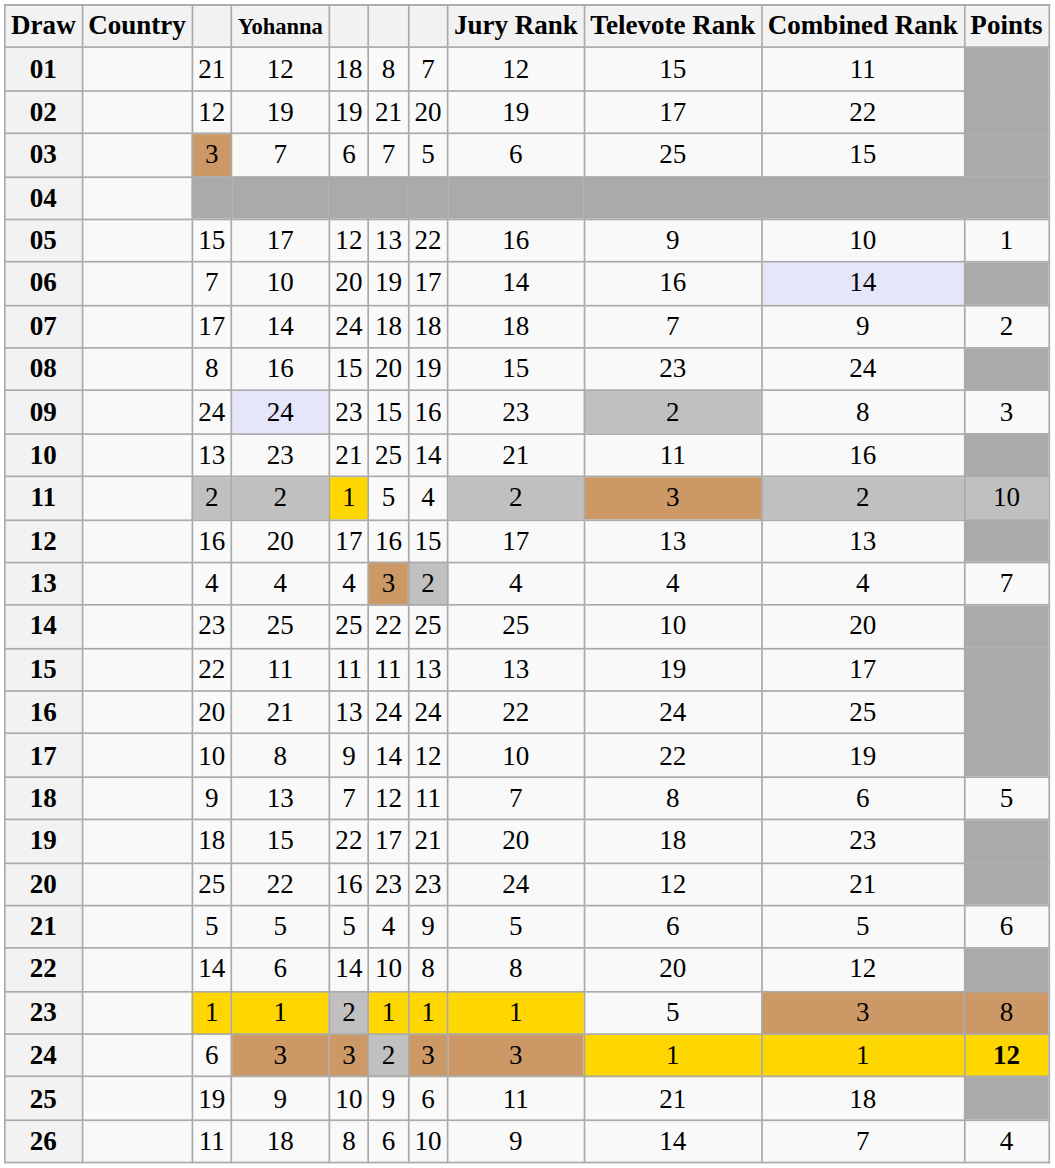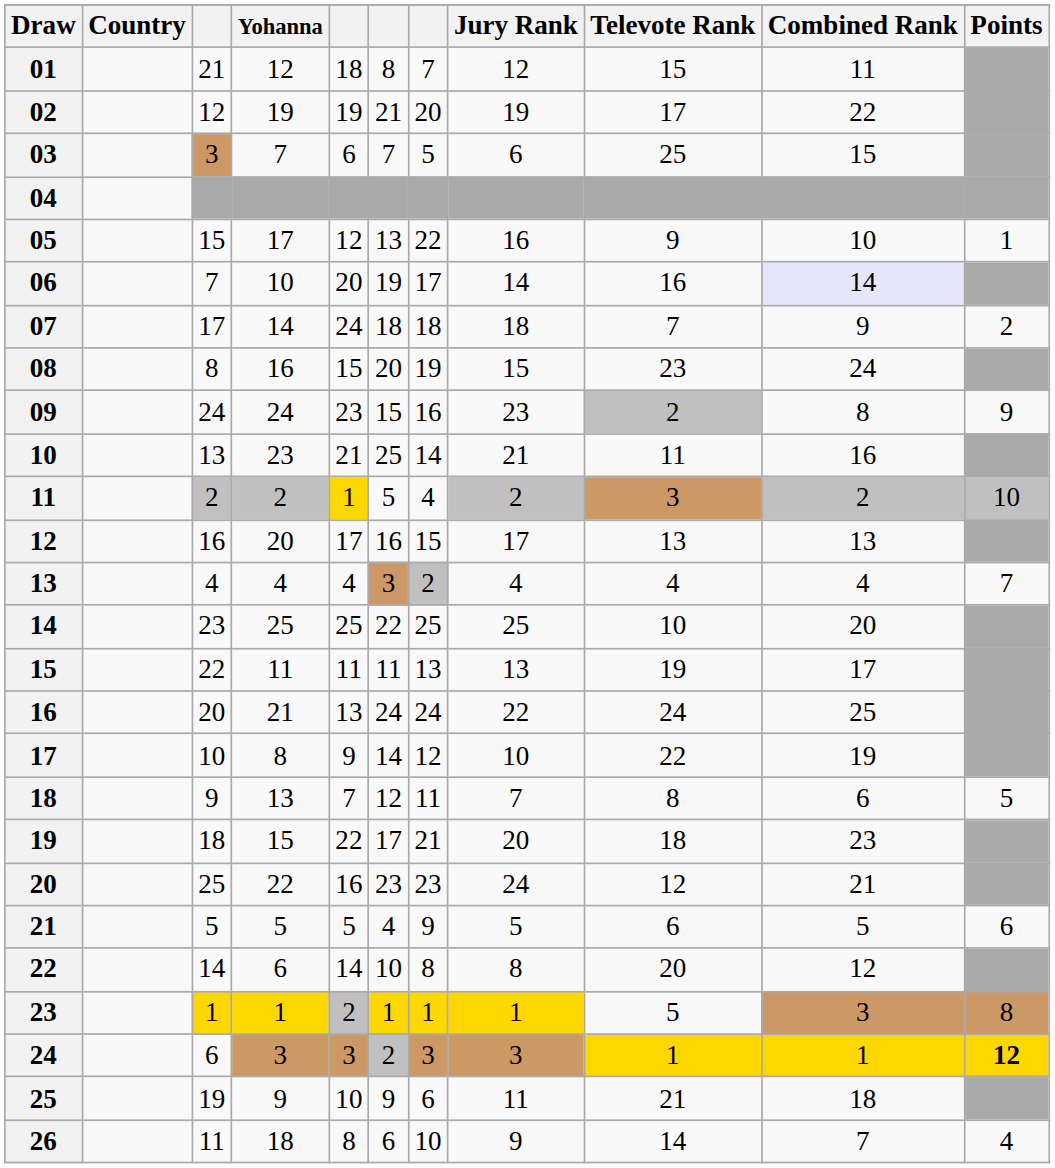(280, 411) lavender background -> (280, 411) no background
(1006, 411) 3 -> (1006, 411) 9
